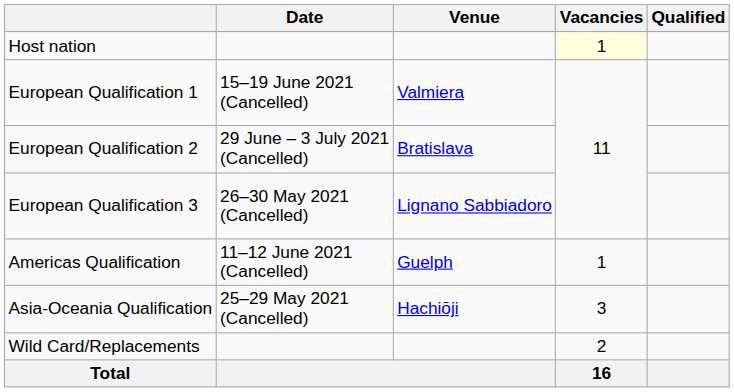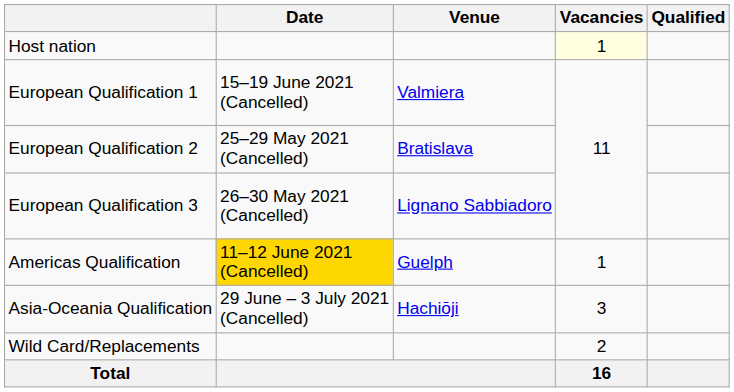(305, 149) 29 June – 3 July 2021 (Cancelled) -> (284, 149) 25–29 May 2021 (Cancelled)
(286, 262) no background -> (286, 262) gold background
(284, 308) 25–29 May 2021 (Cancelled) -> (305, 308) 29 June – 3 July 2021 (Cancelled)
